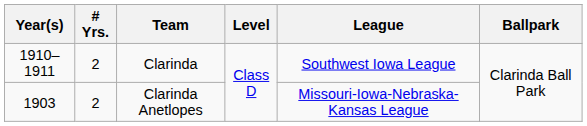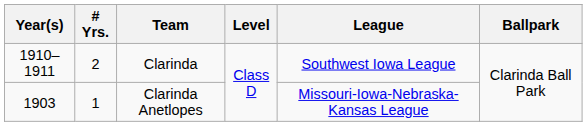(95, 102) 2 -> (95, 102) 1
